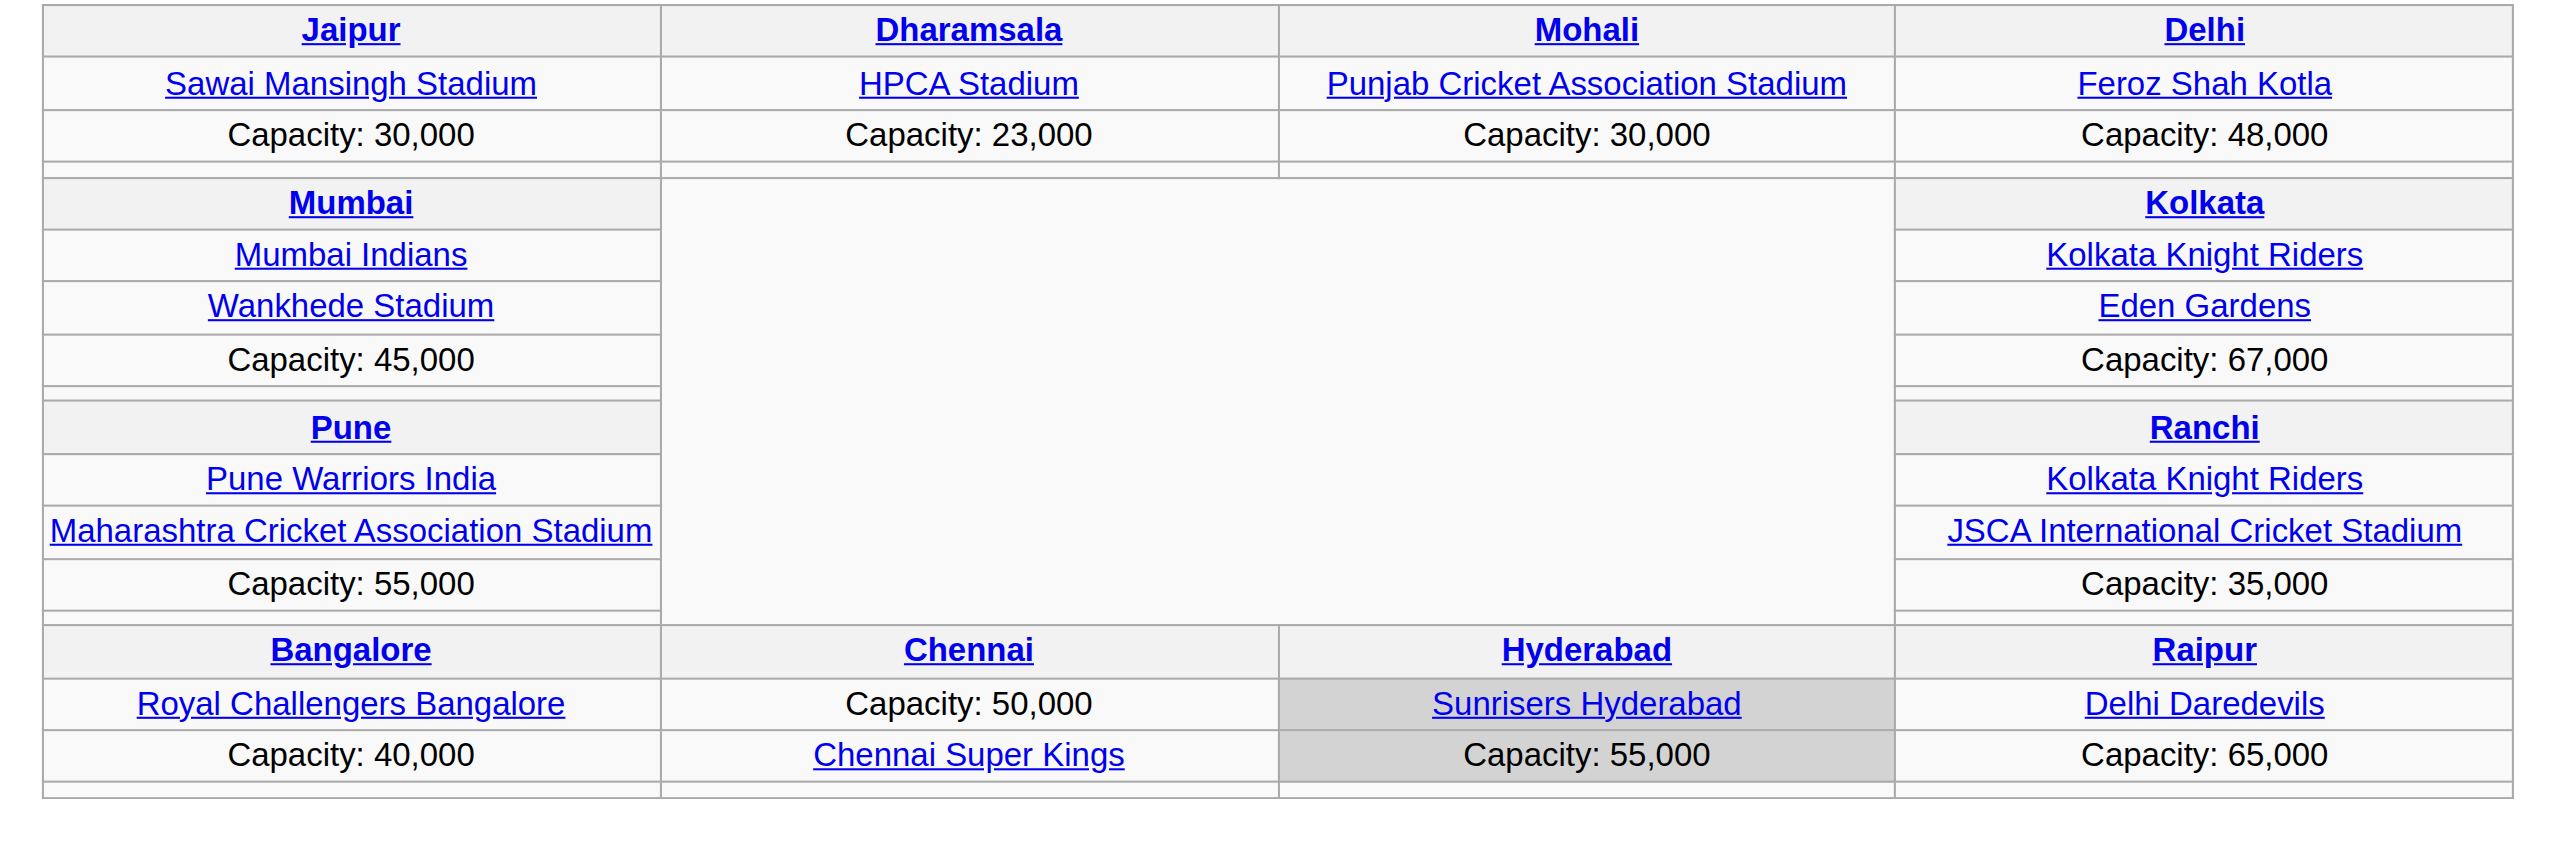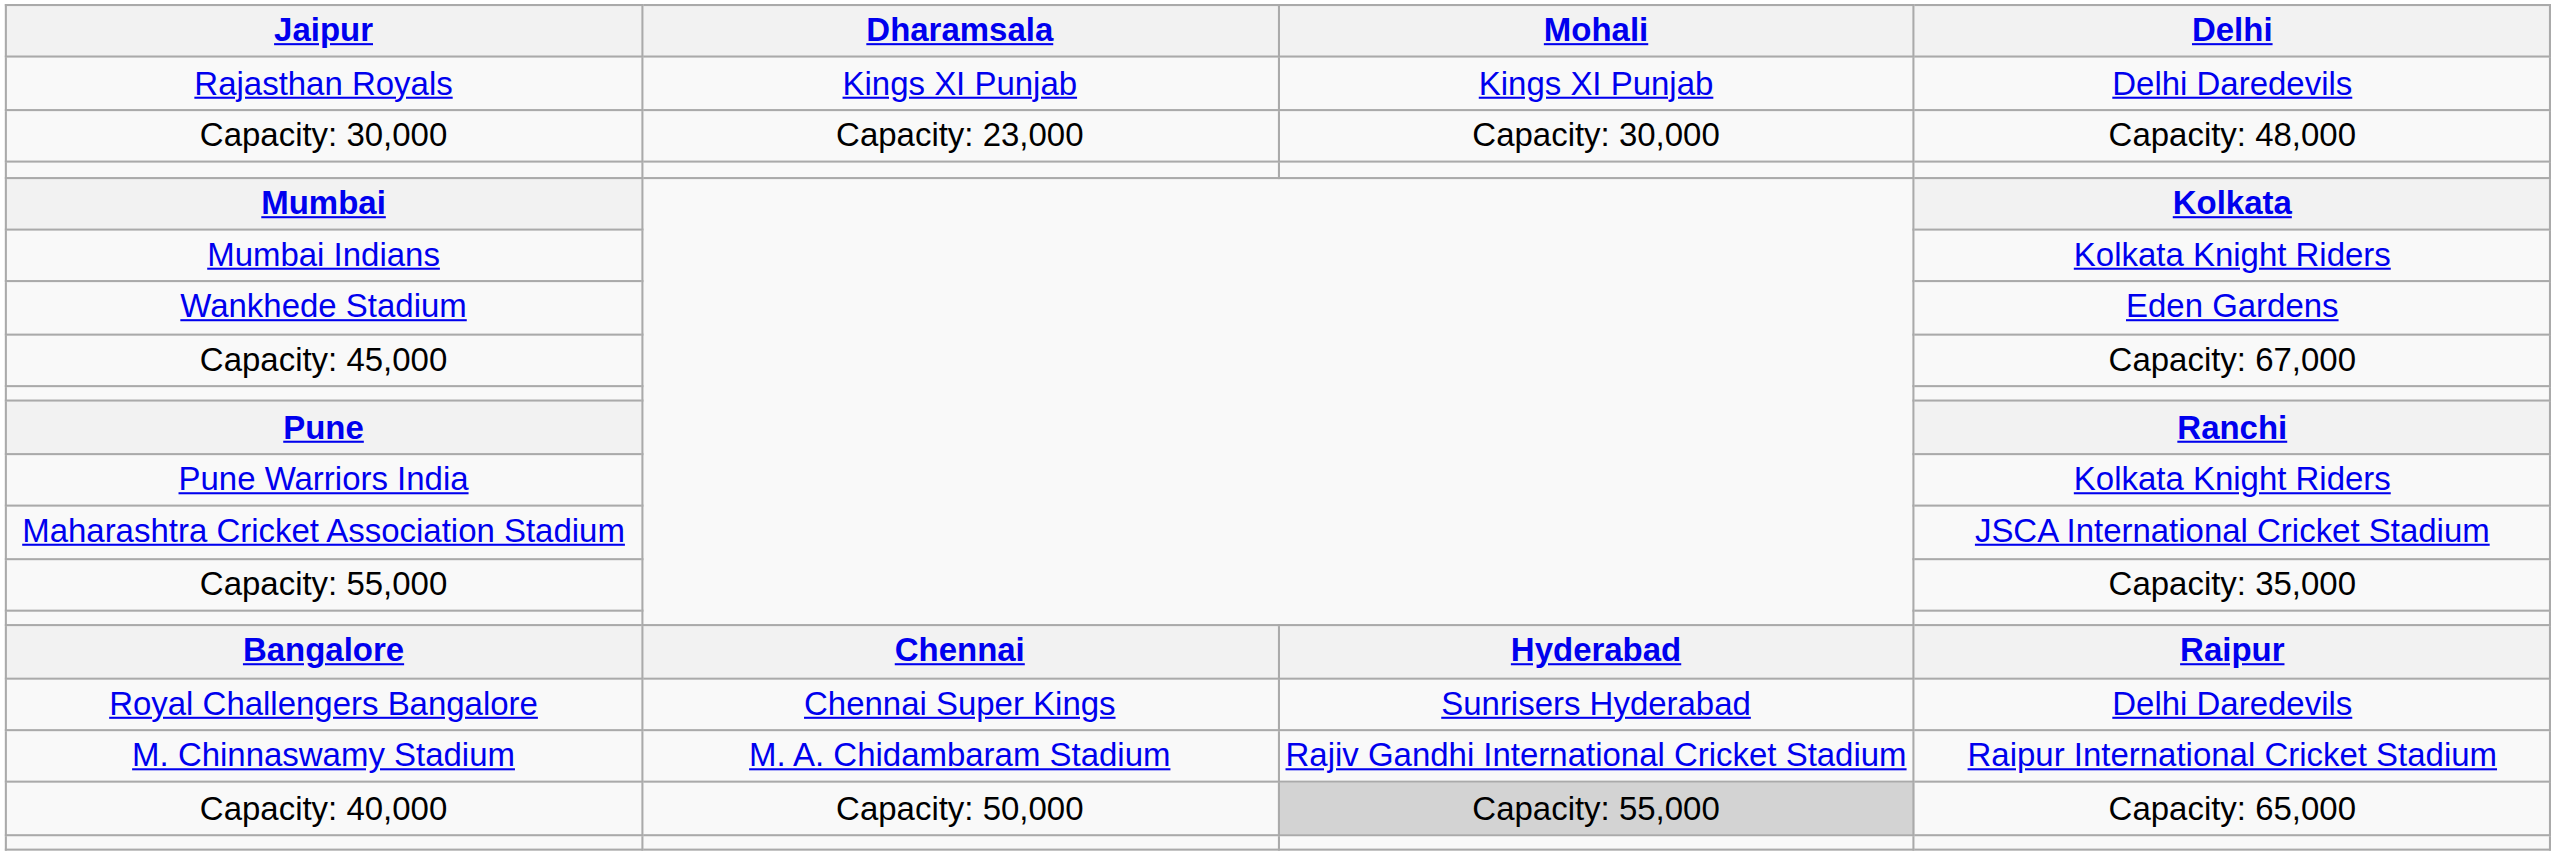+ row: (324, 82)
- row: (351, 82)
(969, 703) Capacity: 50,000 -> (960, 703) Chennai Super Kings
(1587, 703) lightgrey background -> (1596, 703) no background
+ row: (324, 755)
(969, 755) Chennai Super Kings -> (960, 808) Capacity: 50,000
